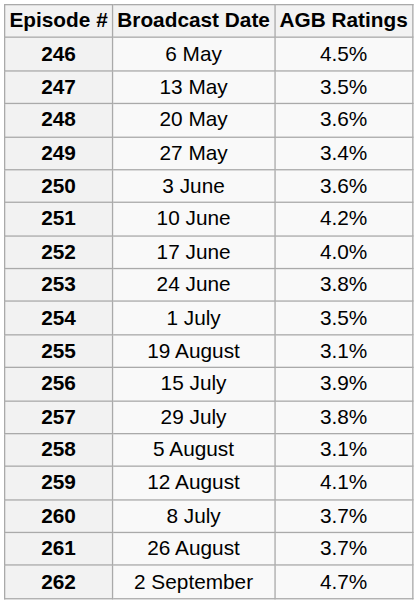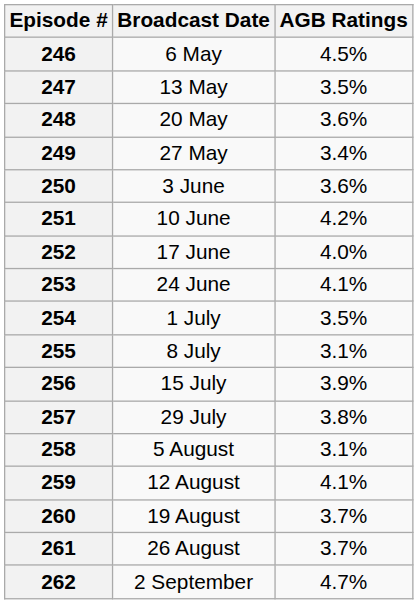(344, 284) 3.8% -> (344, 284) 4.1%
(194, 350) 19 August -> (194, 350) 8 July
(194, 515) 8 July -> (194, 515) 19 August
